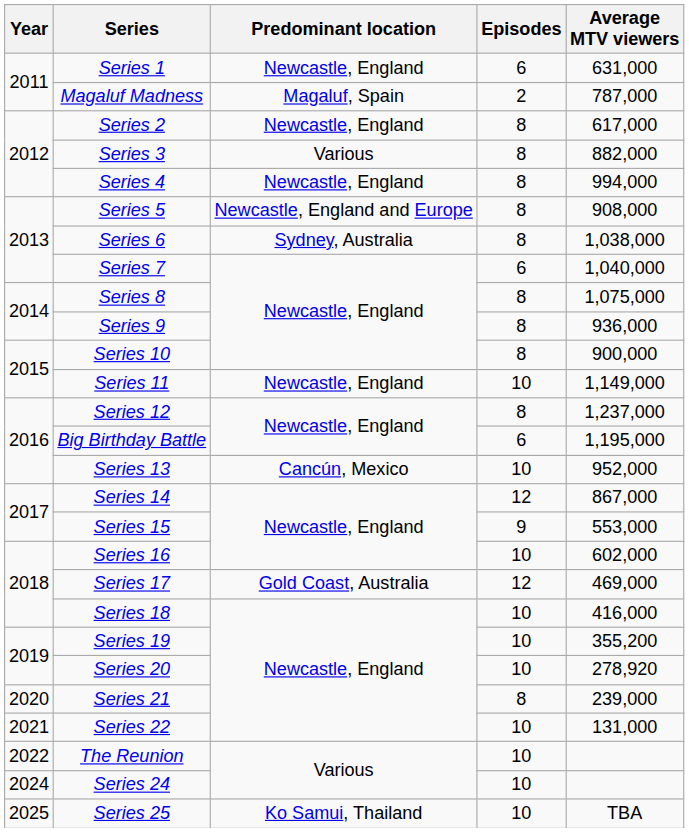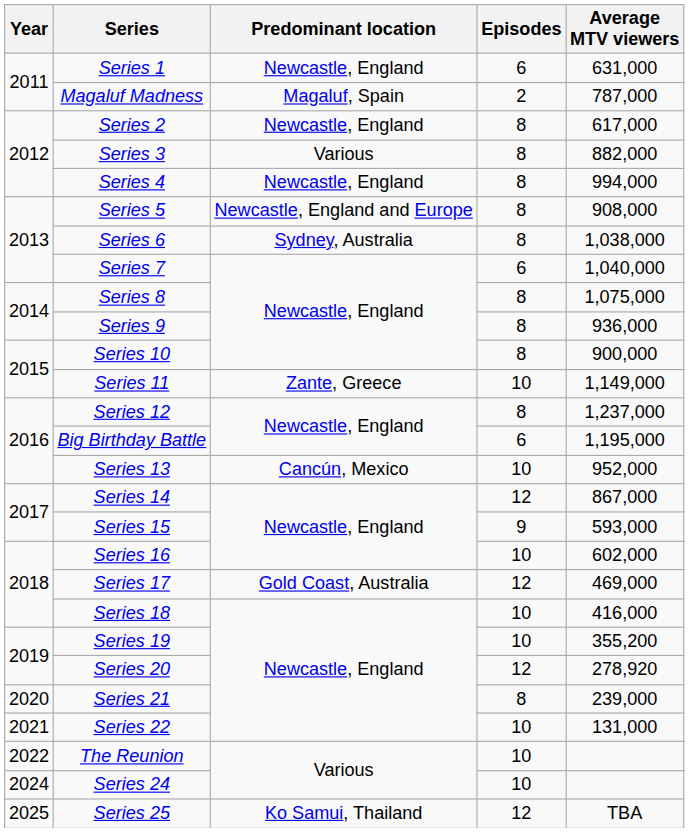(344, 383) Newcastle, England -> (344, 383) Zante, Greece
(625, 526) 553,000 -> (625, 526) 593,000
(521, 669) 10 -> (521, 669) 12
(521, 813) 10 -> (521, 813) 12
